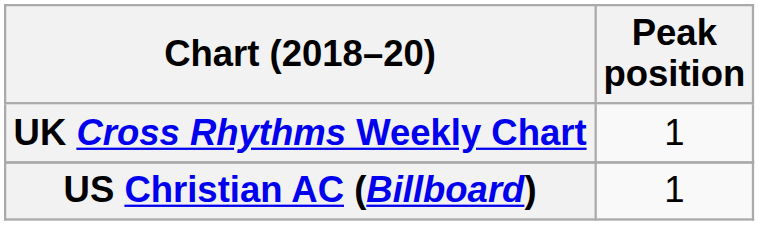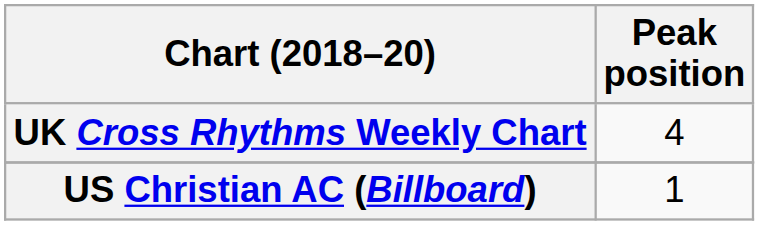(674, 132) 1 -> (674, 132) 4
